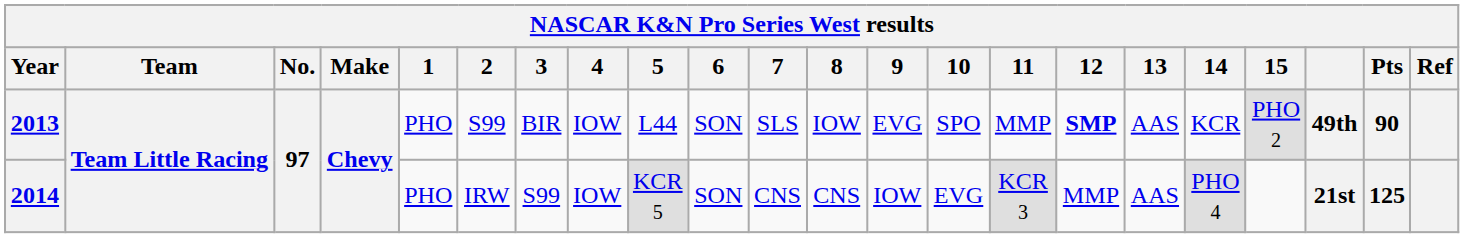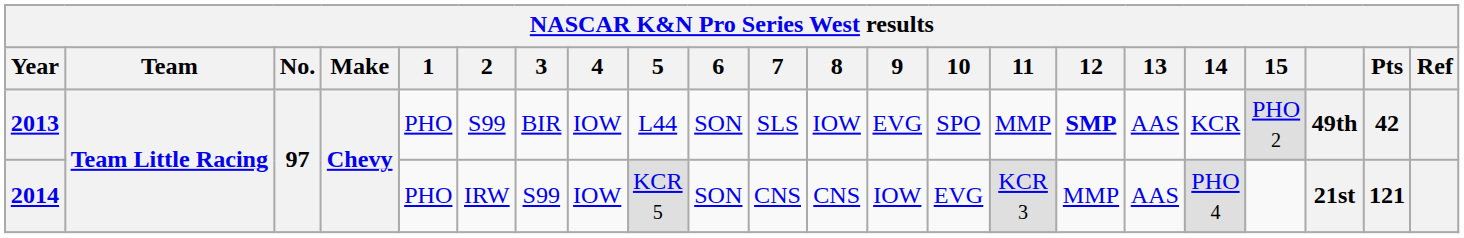(1387, 124) 90 -> (1387, 124) 42
(1387, 195) 125 -> (1387, 195) 121
